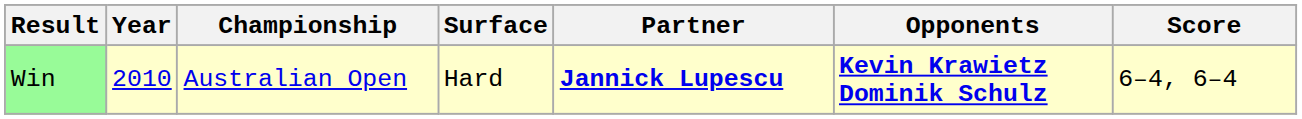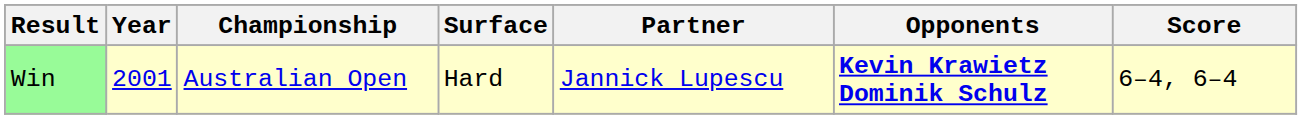(142, 80) 2010 -> (142, 80) 2001
(672, 80) bold -> (672, 80) normal
